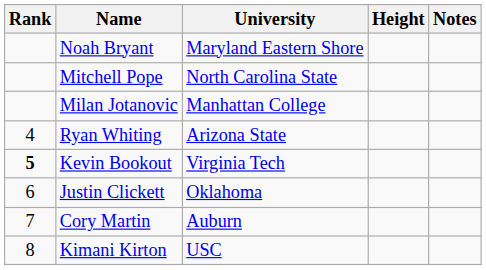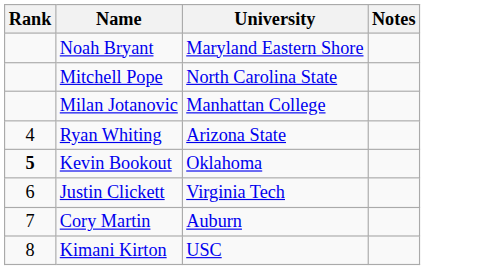- column: (398, 18)
(236, 163) Virginia Tech -> (224, 163) Oklahoma
(224, 192) Oklahoma -> (236, 192) Virginia Tech
